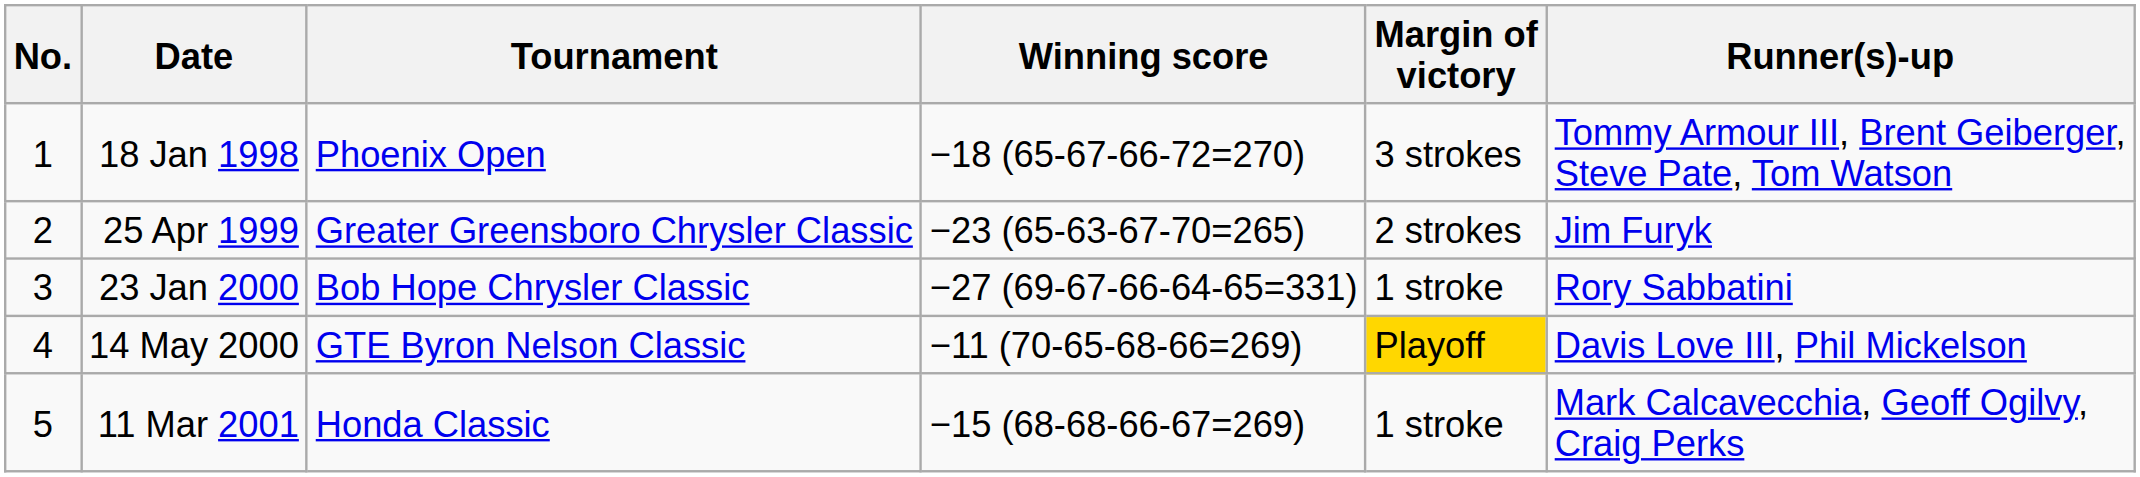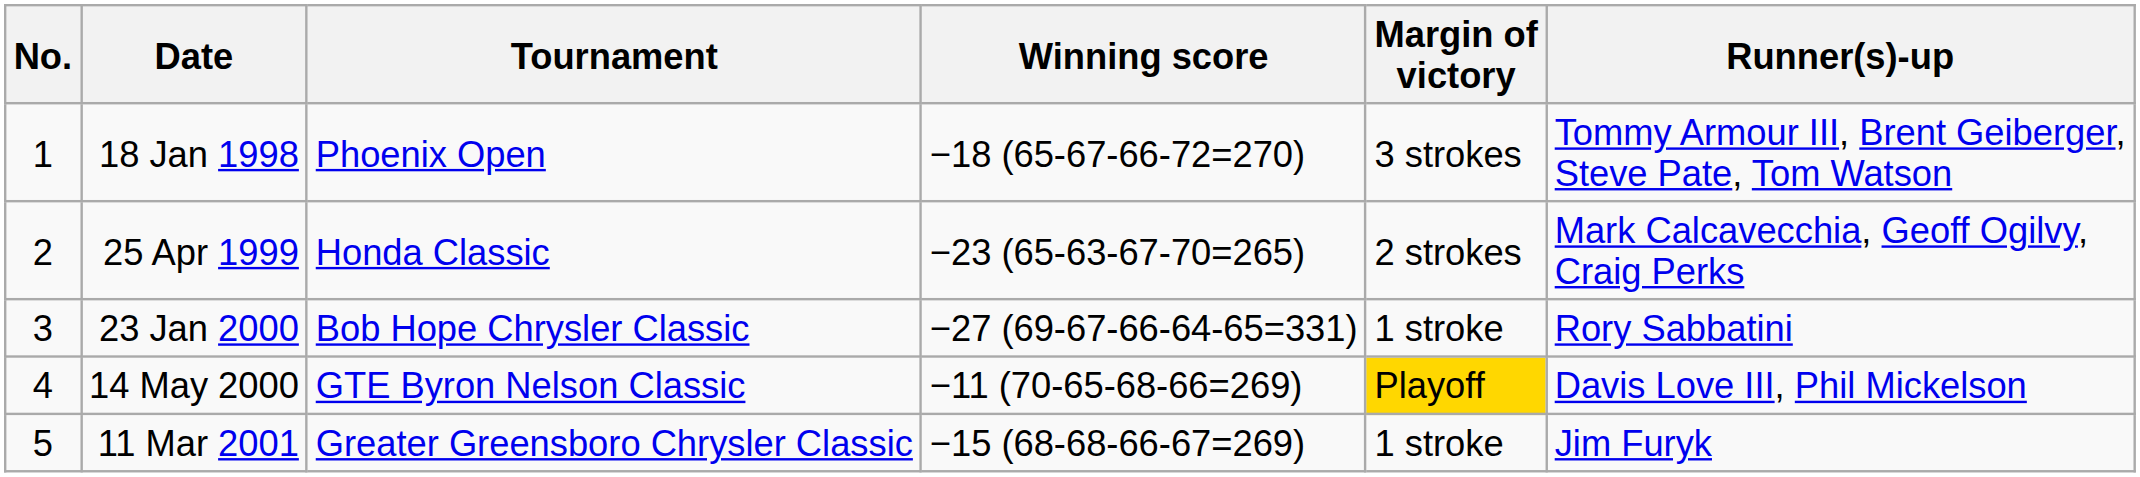(614, 230) Greater Greensboro Chrysler Classic -> (433, 251) Honda Classic
(1633, 230) Jim Furyk -> (1821, 251) Mark Calcavecchia, Geoff Ogilvy, Craig Perks
(433, 423) Honda Classic -> (614, 444) Greater Greensboro Chrysler Classic
(1821, 423) Mark Calcavecchia, Geoff Ogilvy, Craig Perks -> (1633, 444) Jim Furyk
